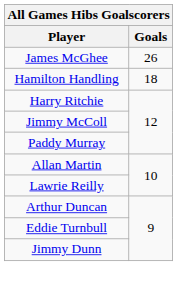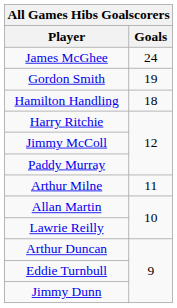(151, 57) 26 -> (151, 57) 24
+ row: (67, 79)
+ row: (67, 185)
